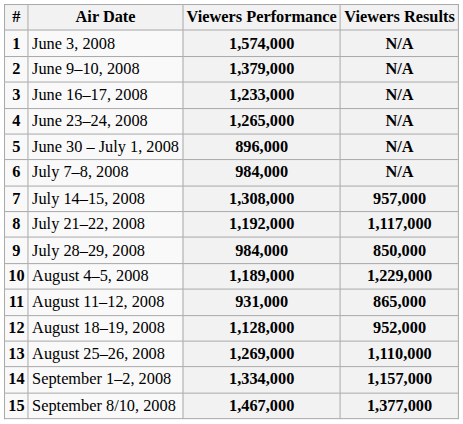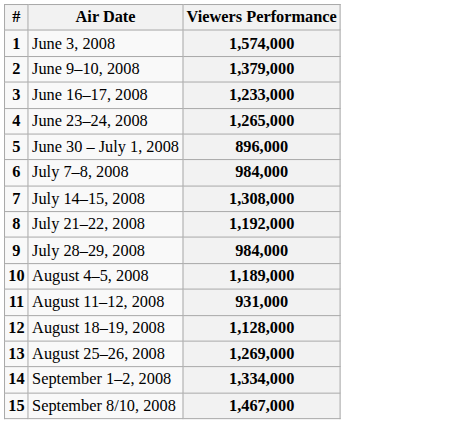- column: (400, 17)
